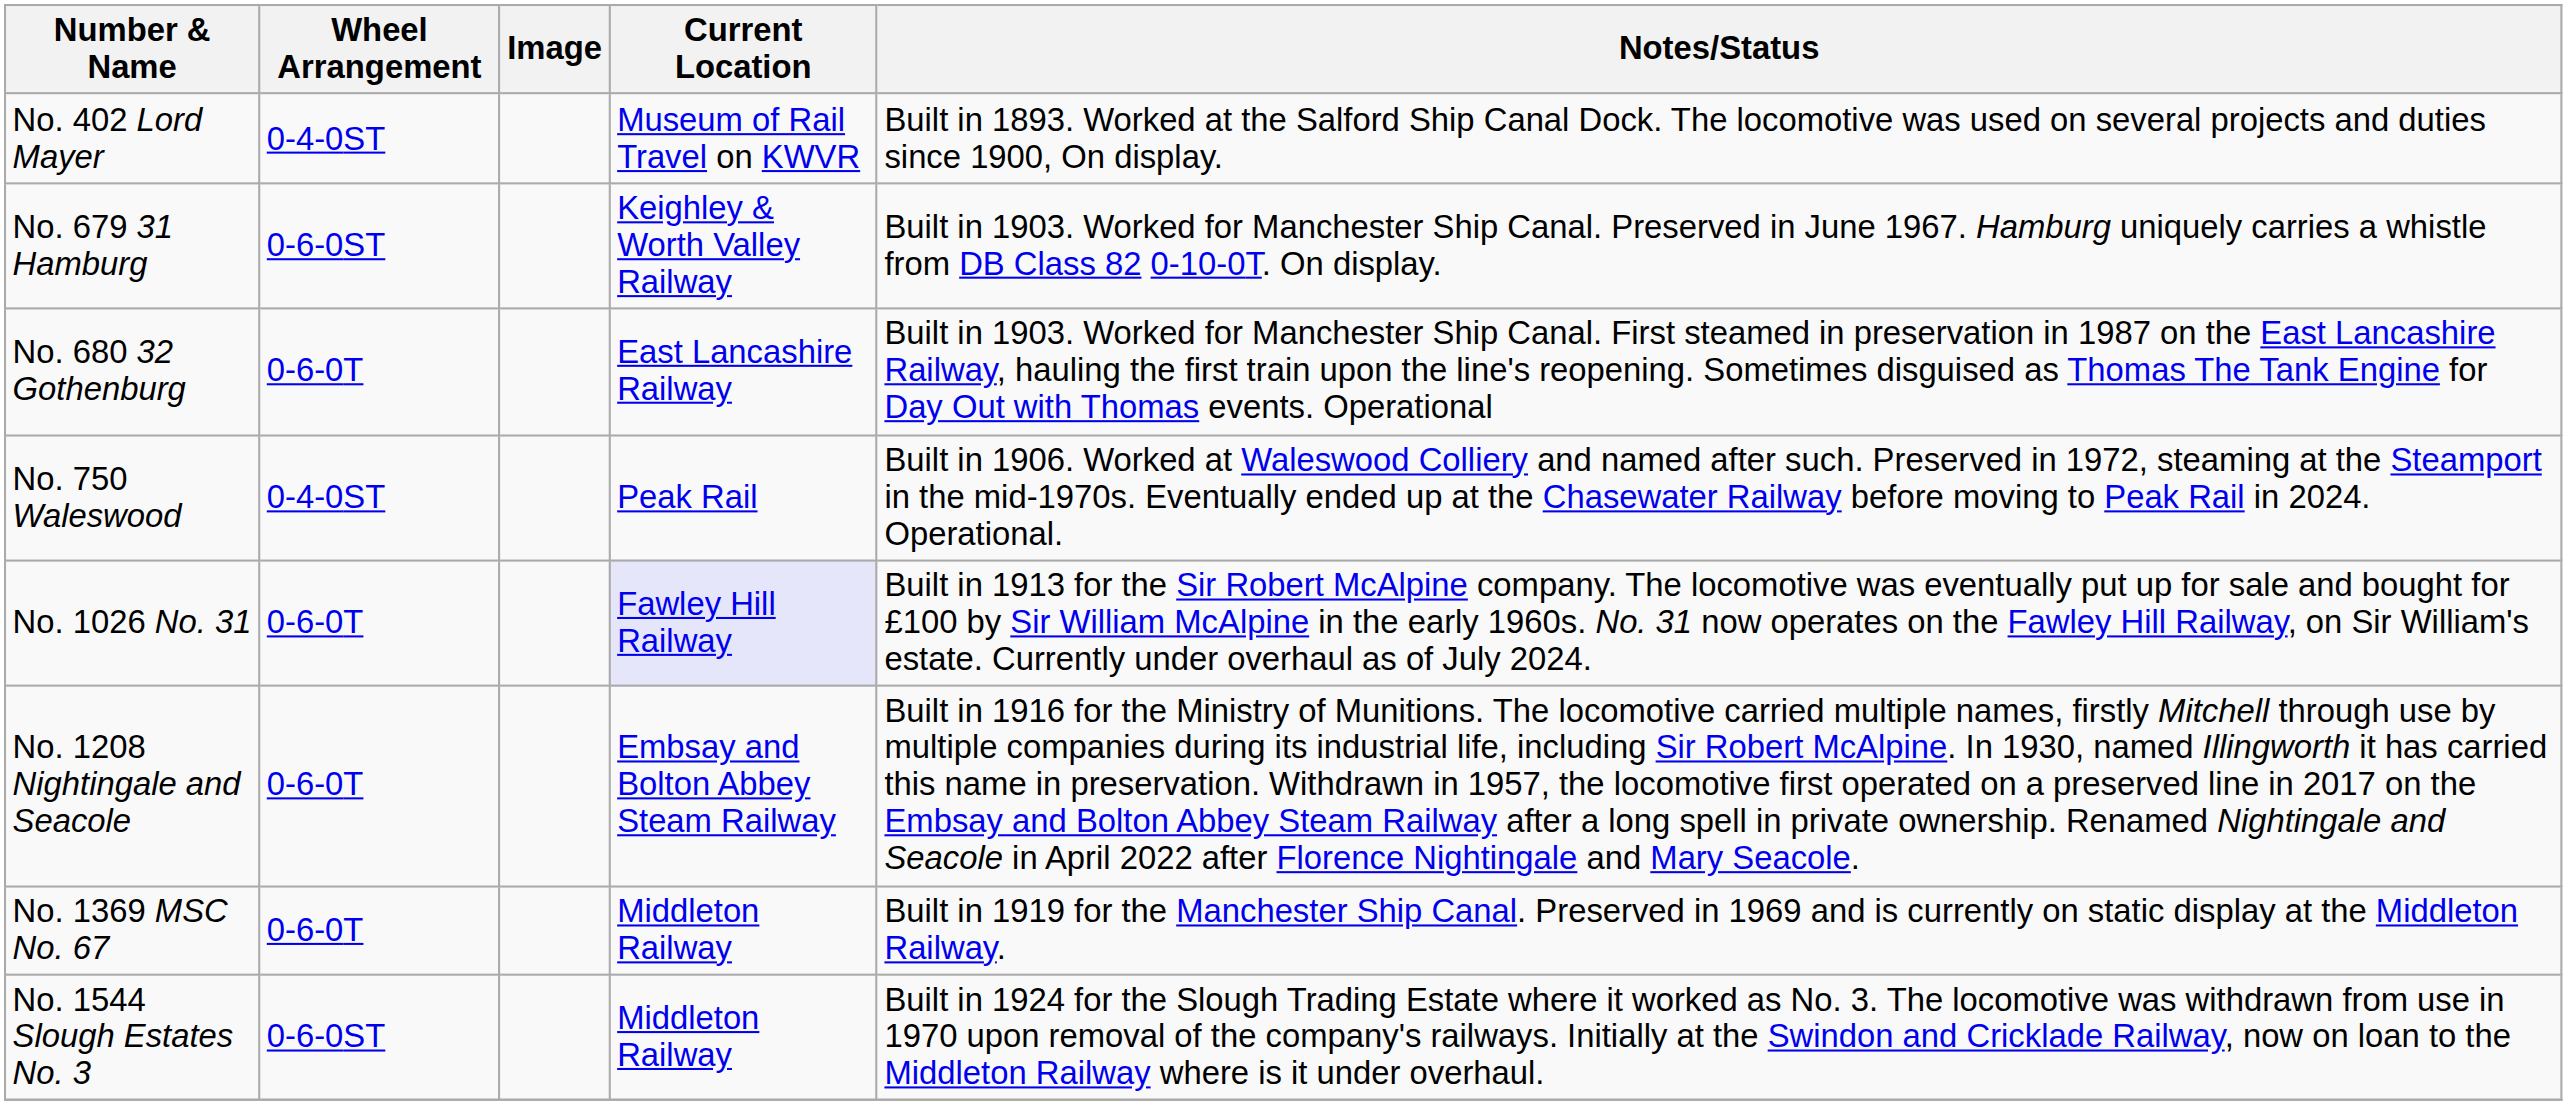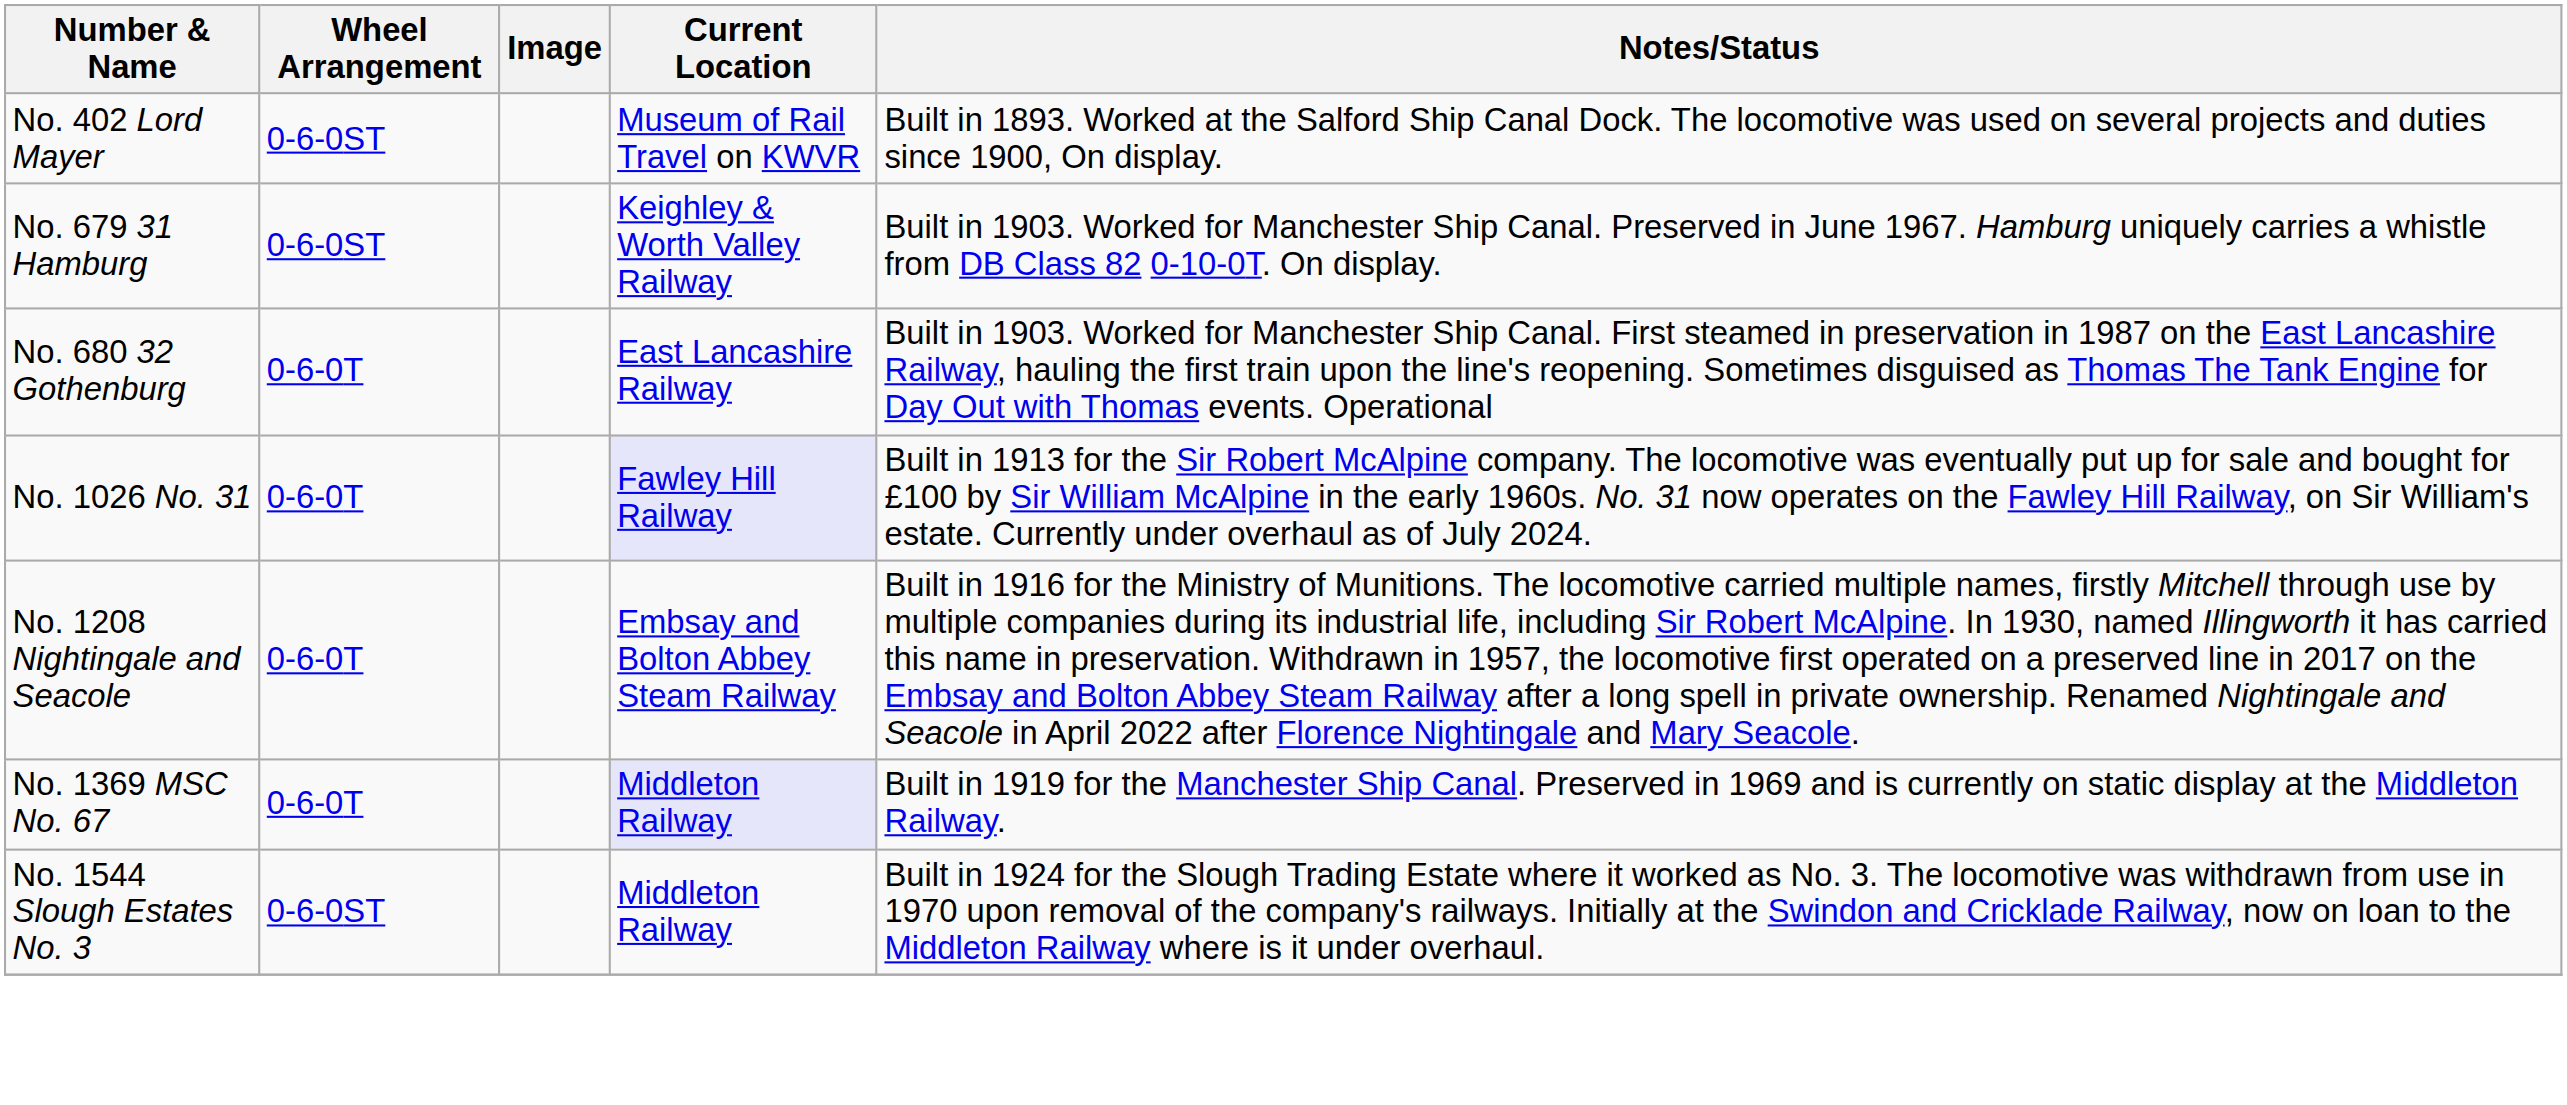(326, 137) 0-4-0ST -> (326, 137) 0-6-0ST
- row: (97, 496)
(688, 929) no background -> (688, 803) lavender background
